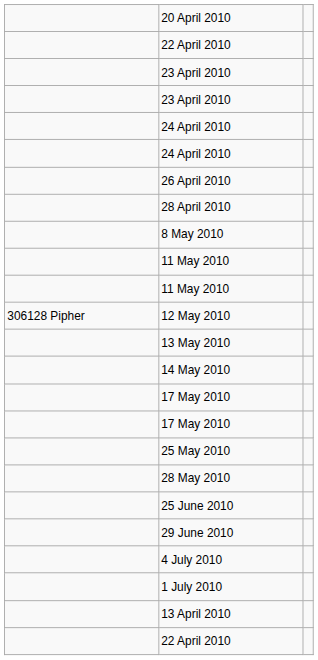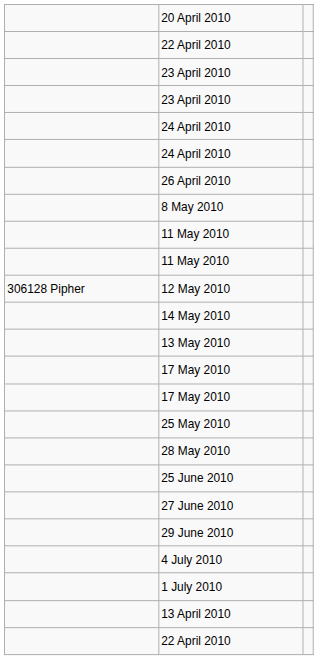- row: (81, 208)
rows swapped: (81, 343) <-> (81, 370)
+ row: (81, 505)
